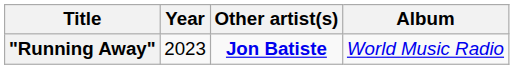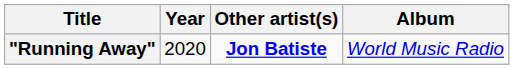(185, 49) 2023 -> (185, 49) 2020
